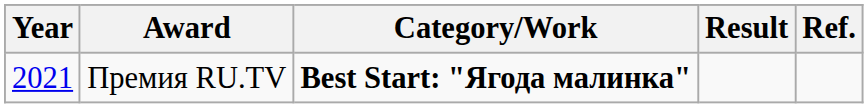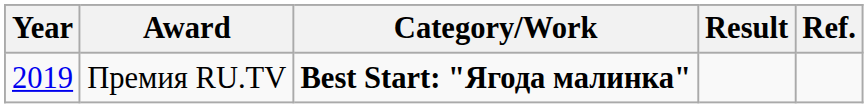(43, 77) 2021 -> (43, 77) 2019
